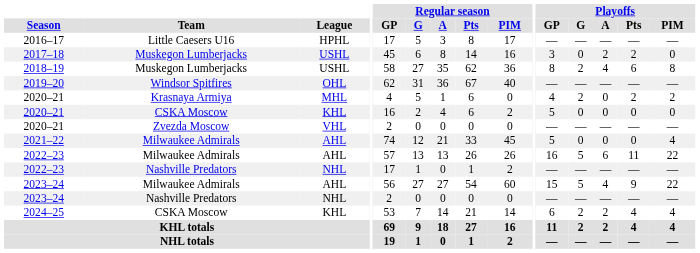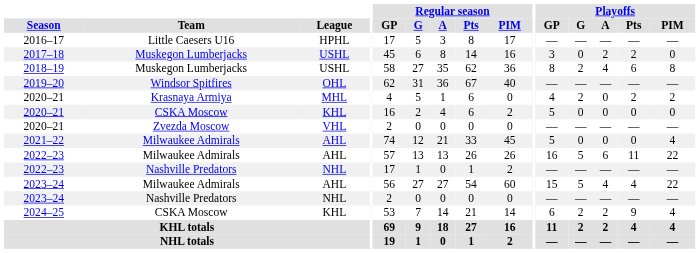(634, 184) 9 -> (634, 184) 4
(634, 212) 4 -> (634, 212) 9
